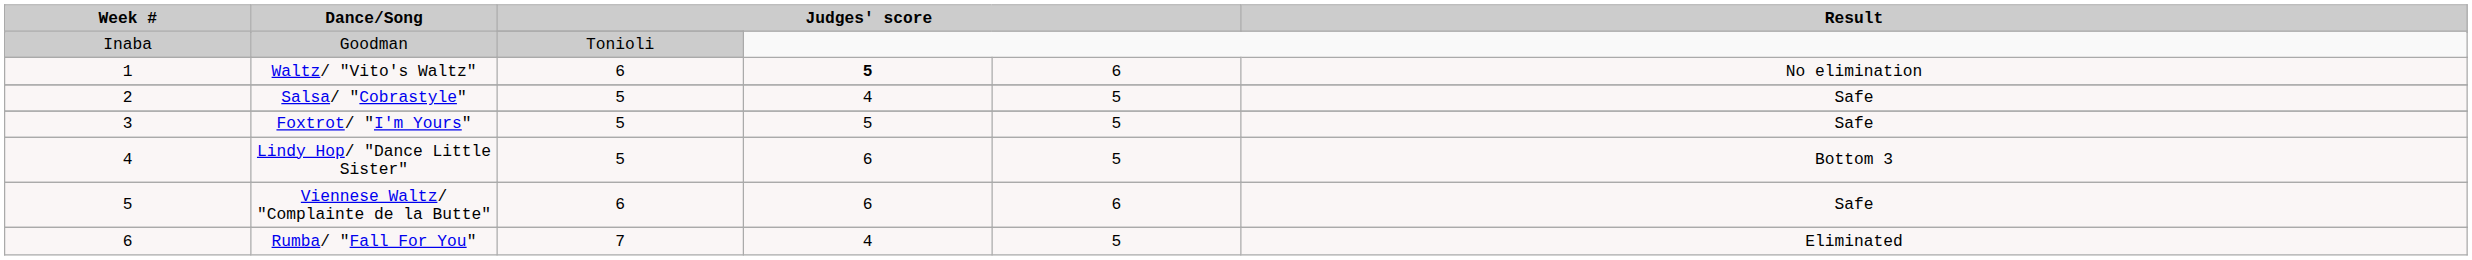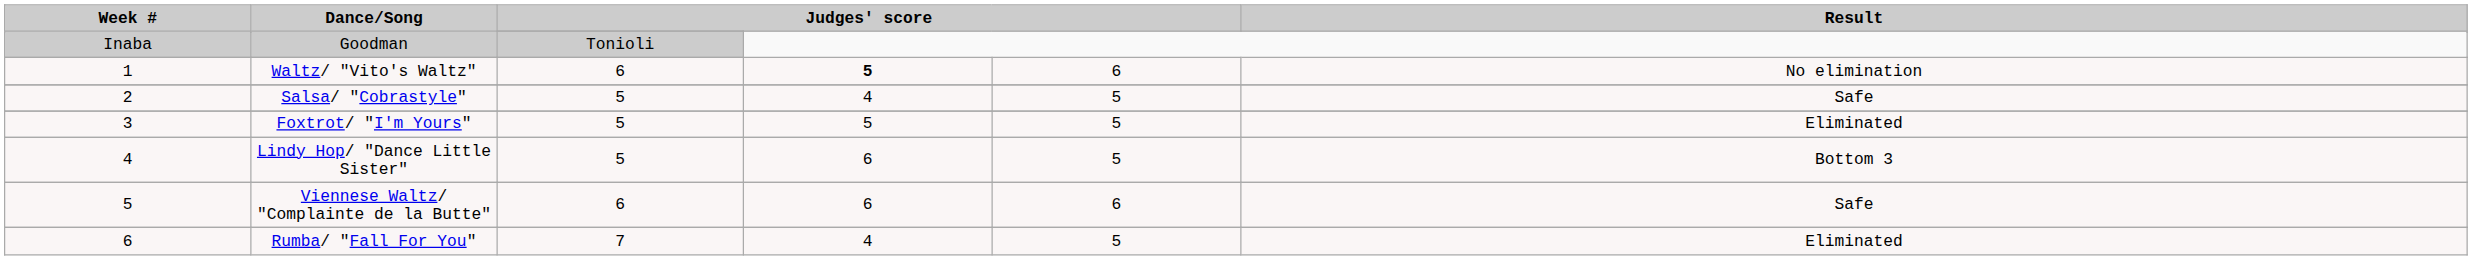(1854, 124) Safe -> (1854, 124) Eliminated
